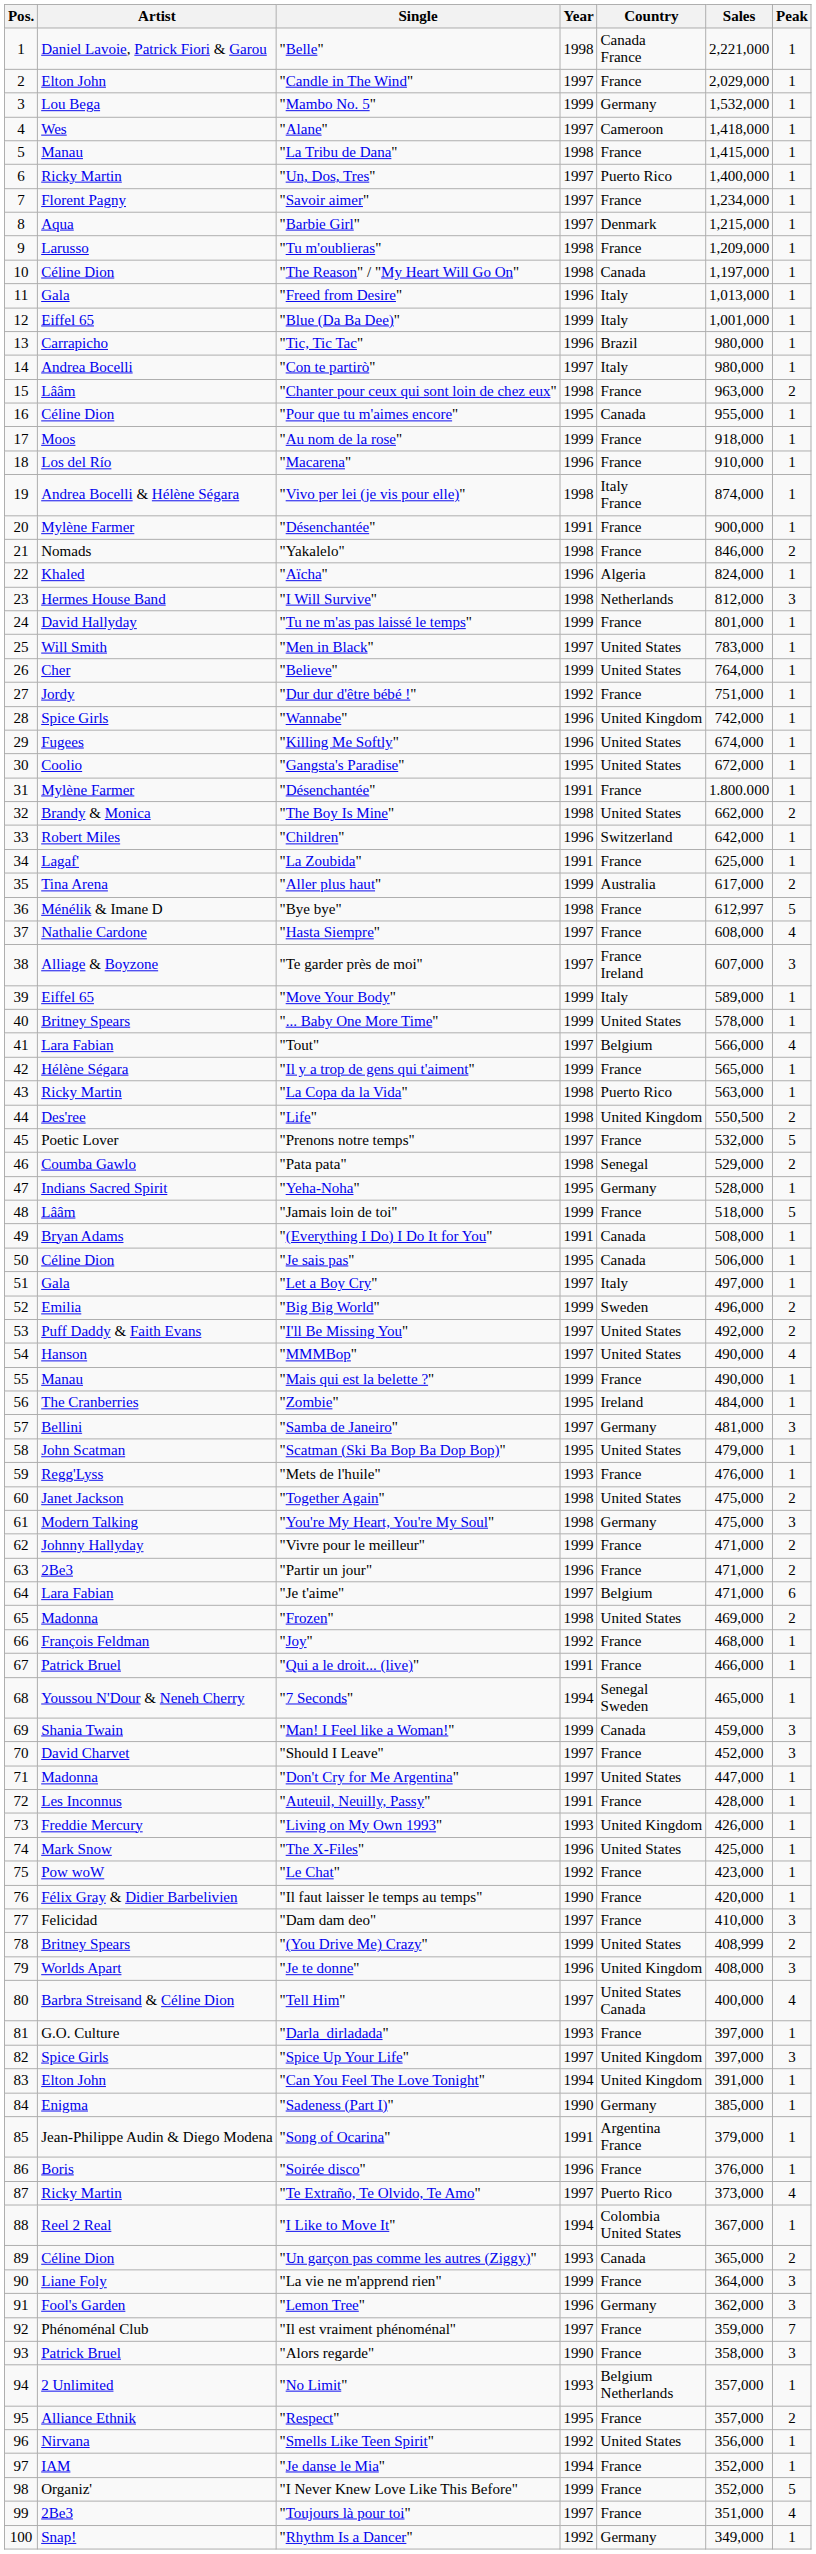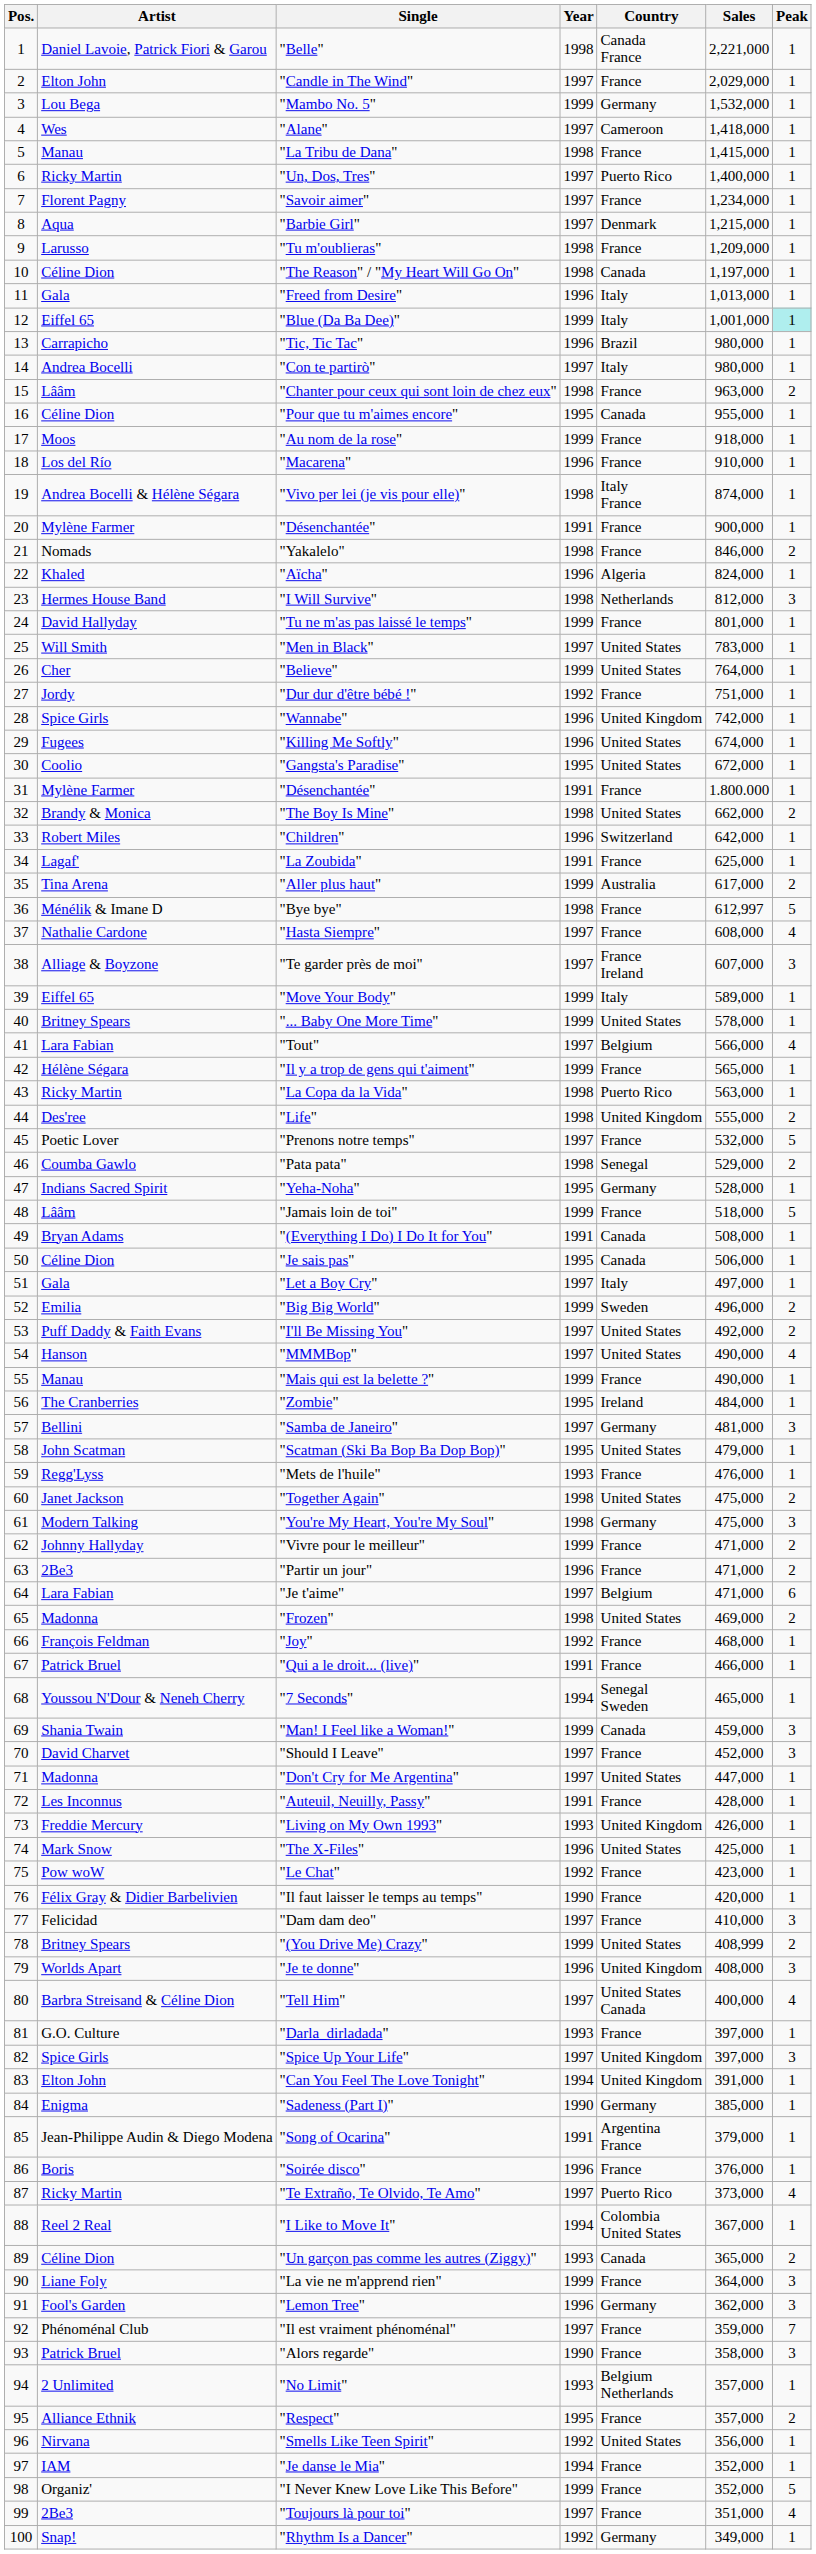(792, 319) no background -> (792, 319) paleturquoise background
(739, 1116) 550,500 -> (739, 1116) 555,000
